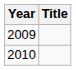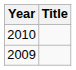rows swapped: (22, 34) <-> (22, 55)
